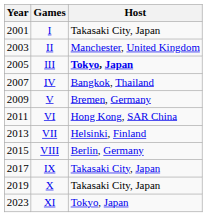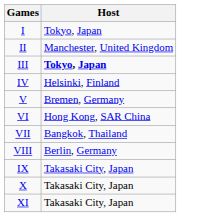- column: (18, 13)
(115, 30) Takasaki City, Japan -> (73, 30) Tokyo, Japan
(112, 82) Bangkok, Thailand -> (82, 82) Helsinki, Finland
(108, 133) Helsinki, Finland -> (86, 133) Bangkok, Thailand
(100, 202) Tokyo, Japan -> (89, 202) Takasaki City, Japan
